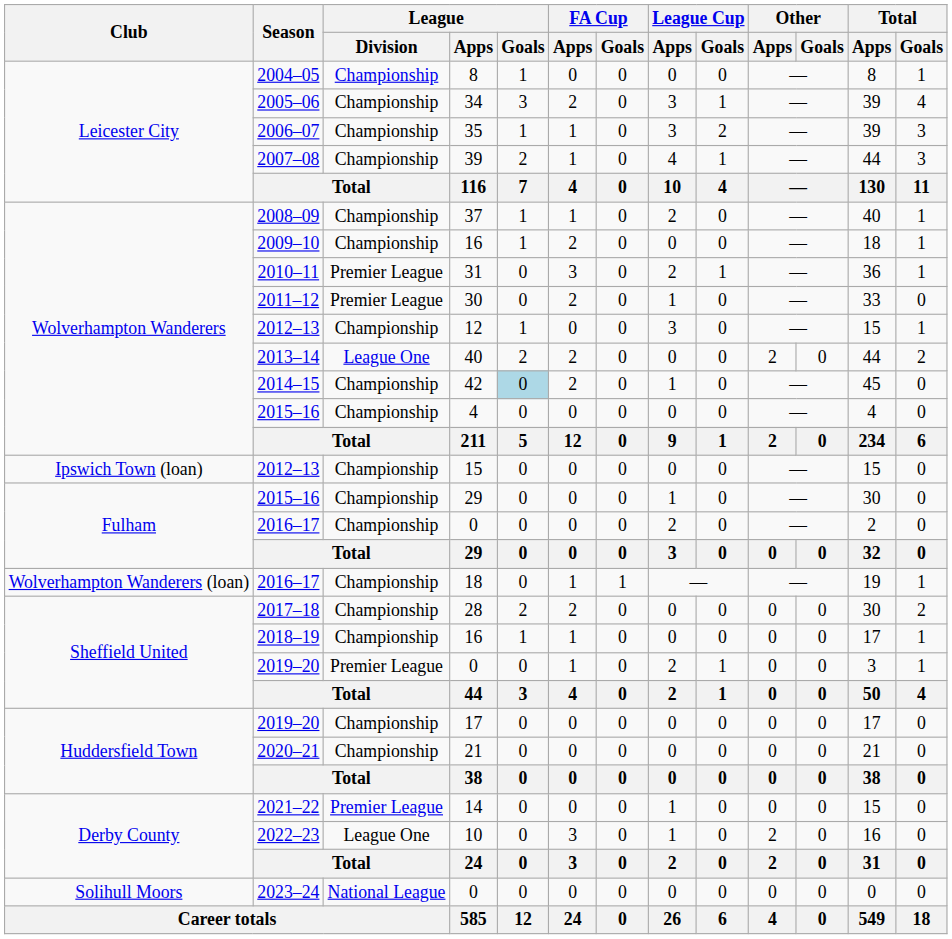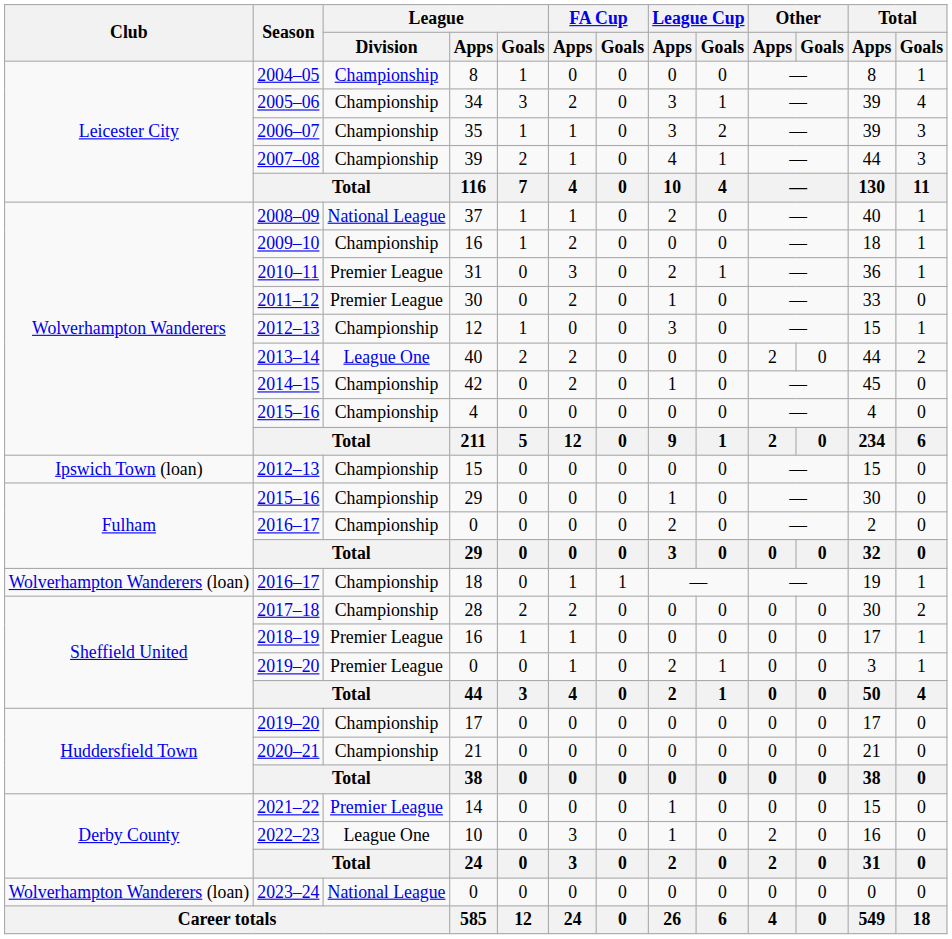(387, 215) Championship -> (387, 215) National League
(523, 384) lightblue background -> (523, 384) no background
(387, 638) Championship -> (387, 638) Premier League
(129, 891) Solihull Moors -> (129, 891) Wolverhampton Wanderers (loan)
